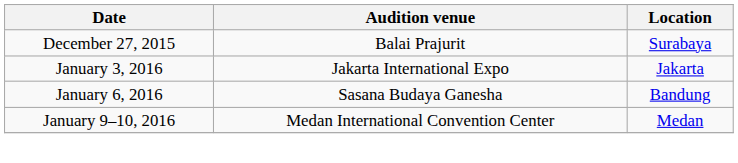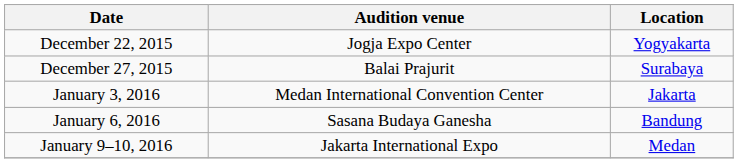+ row: (106, 43)
(420, 69) Jakarta International Expo -> (409, 94) Medan International Convention Center
(420, 120) Medan International Convention Center -> (409, 145) Jakarta International Expo
